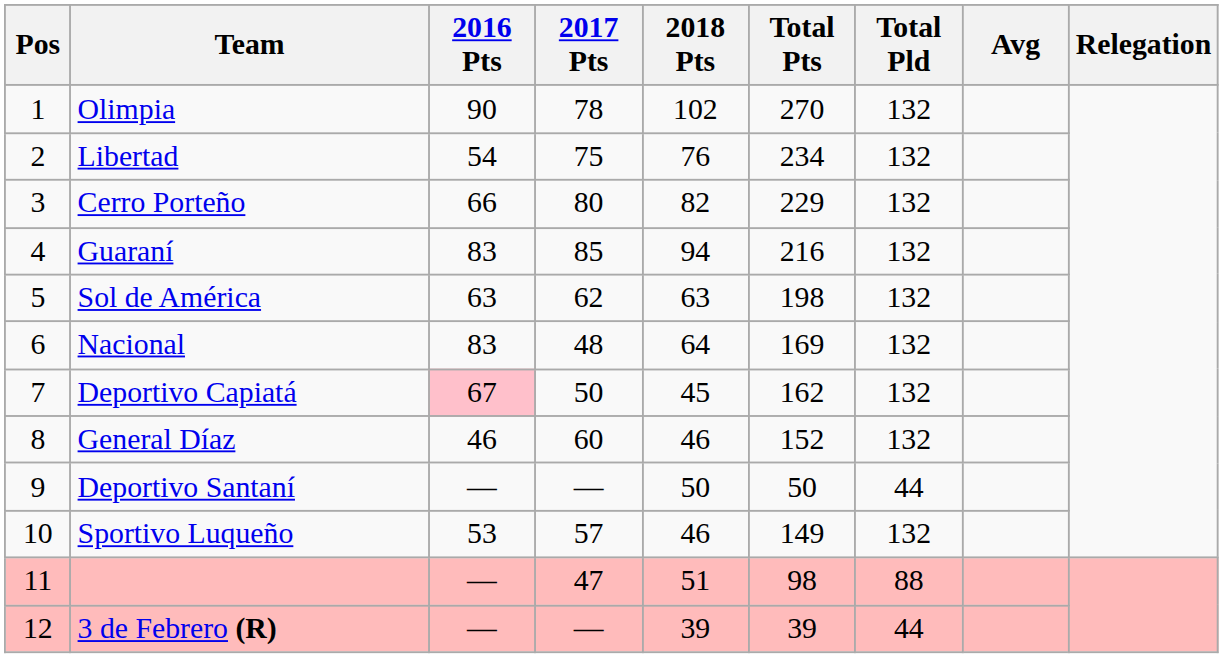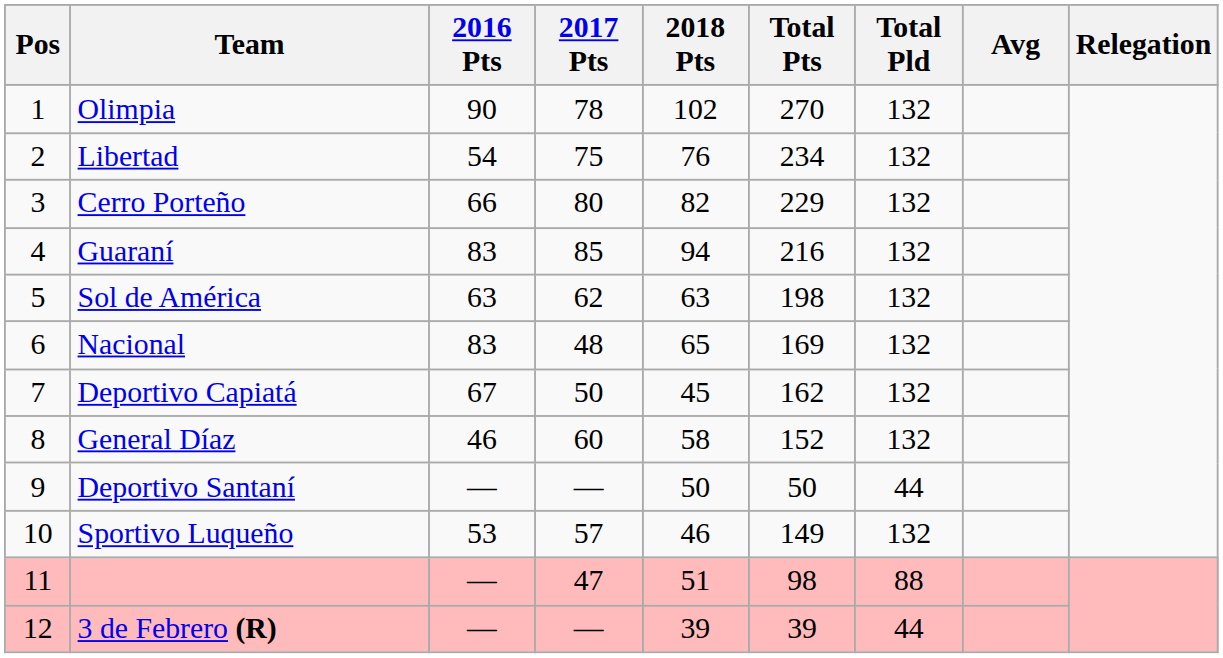(695, 344) 64 -> (695, 344) 65
(482, 391) pink background -> (482, 391) no background
(695, 439) 46 -> (695, 439) 58
